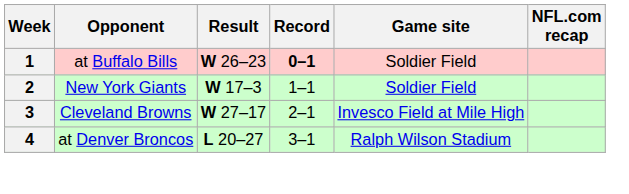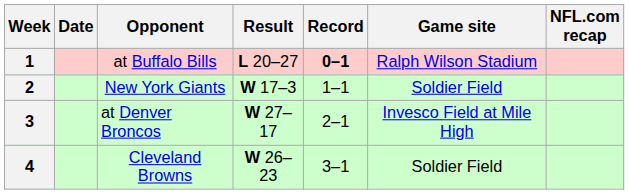+ column: (76, 26)
(233, 61) W 26–23 -> (268, 61) L 20–27
(431, 61) Soldier Field -> (457, 61) Ralph Wilson Stadium
(126, 113) Cleveland Browns -> (136, 122) at Denver Broncos
(126, 139) at Denver Broncos -> (165, 166) Cleveland Browns
(233, 139) L 20–27 -> (268, 166) W 26–23
(431, 139) Ralph Wilson Stadium -> (457, 166) Soldier Field
